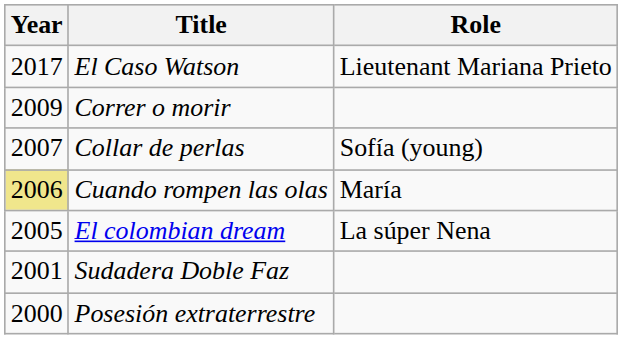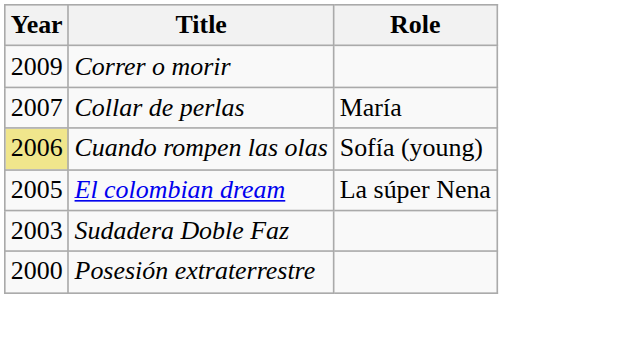- row: (157, 66)
(411, 148) Sofía (young) -> (371, 107) María
(371, 189) María -> (411, 148) Sofía (young)
(37, 271) 2001 -> (37, 230) 2003
